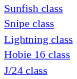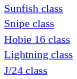rows swapped: (38, 39) <-> (37, 54)
